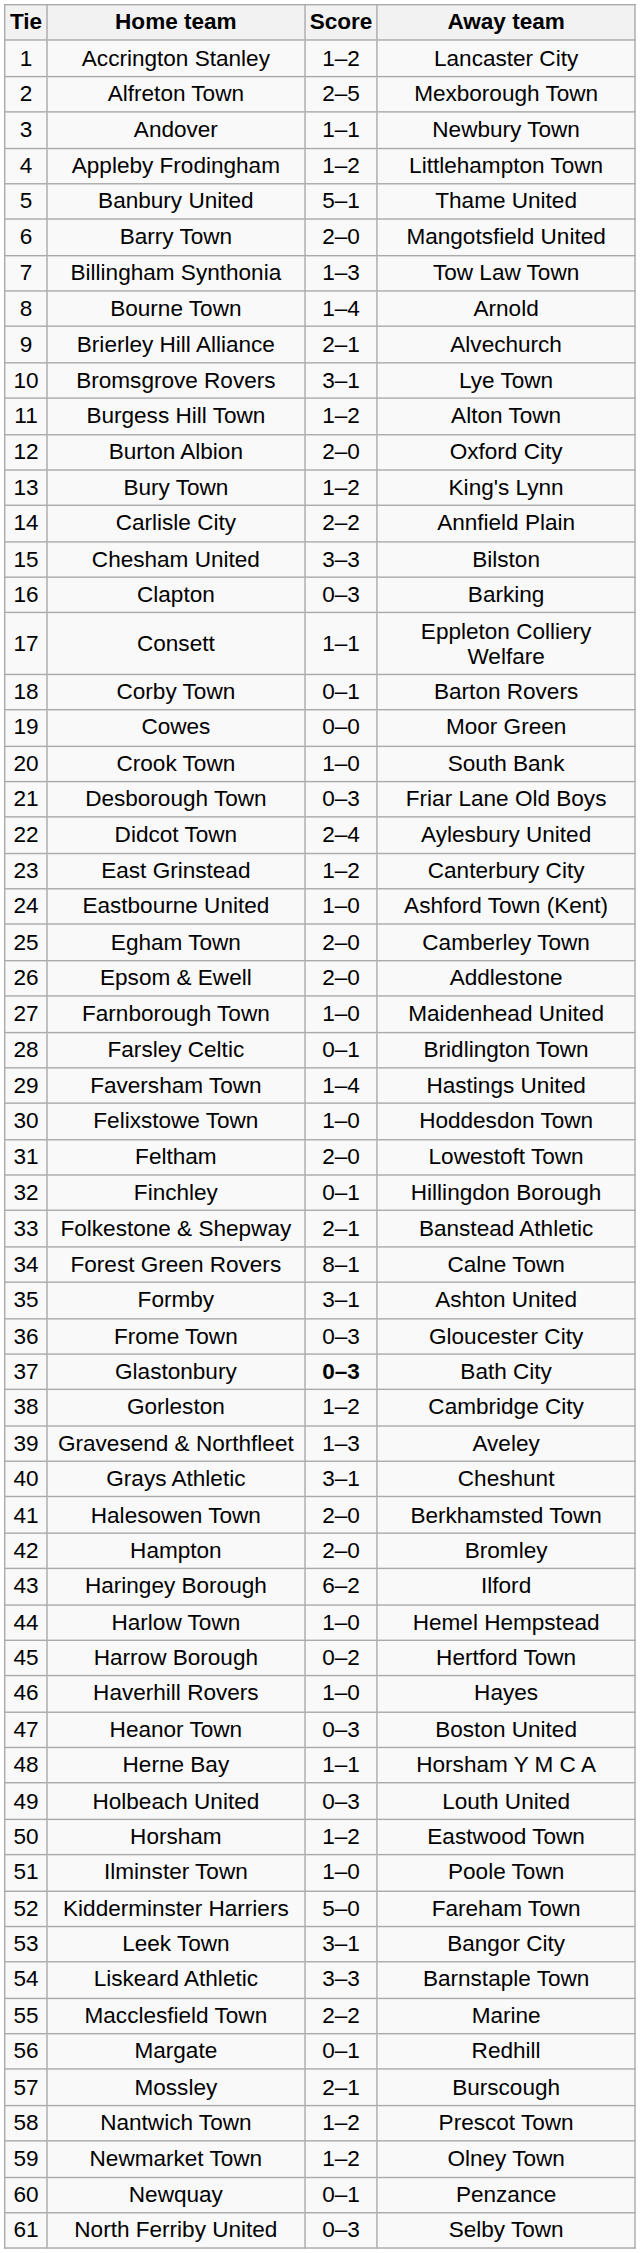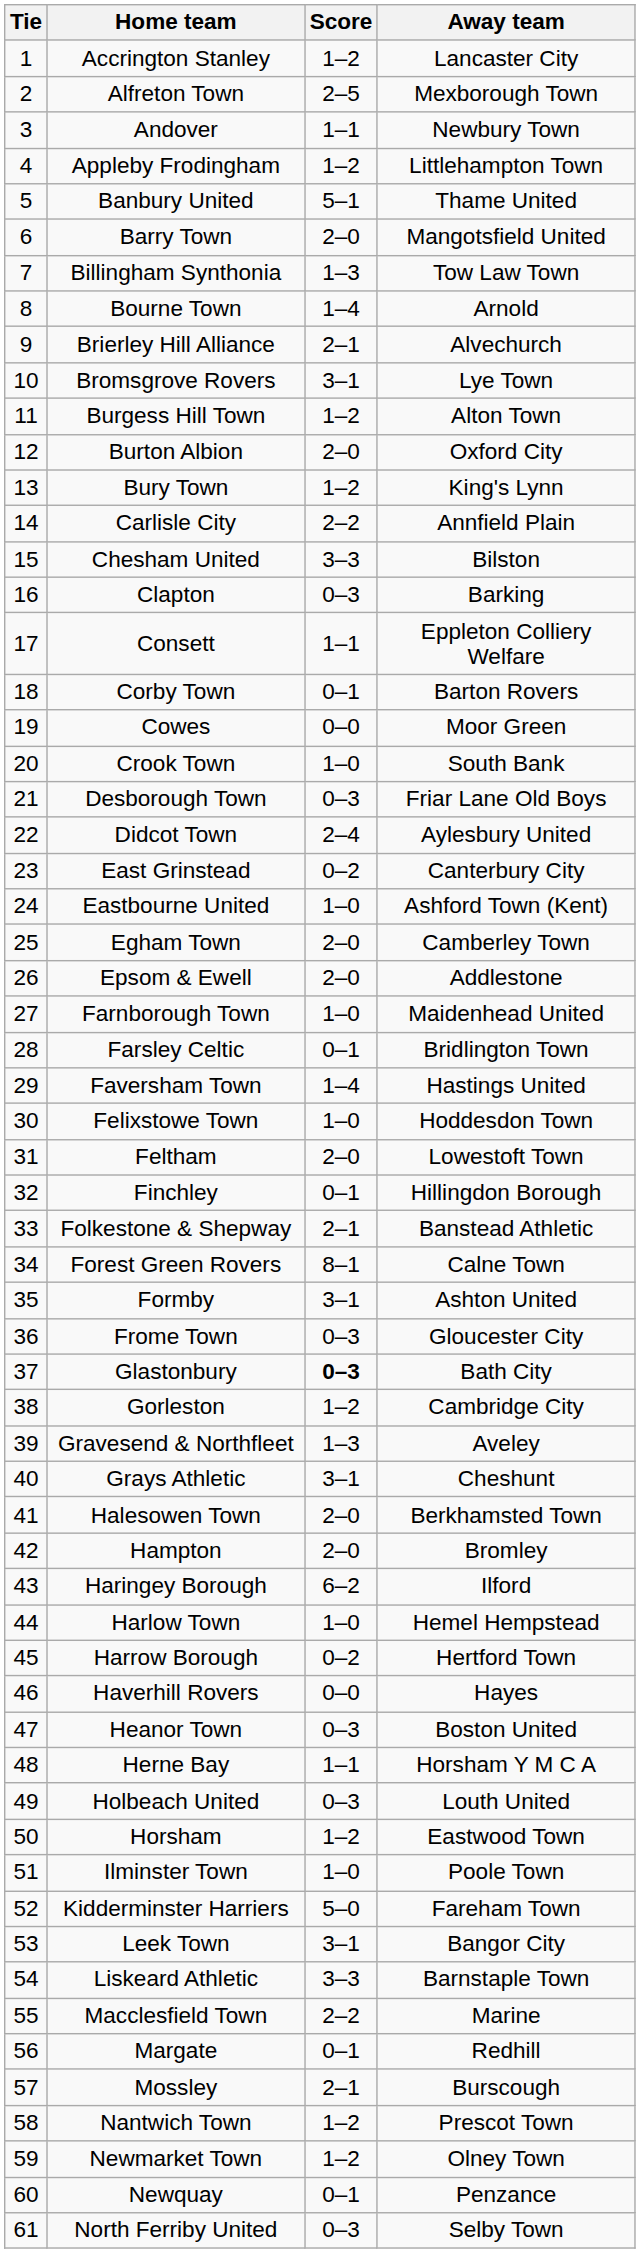(341, 870) 1–2 -> (341, 870) 0–2
(341, 1693) 1–0 -> (341, 1693) 0–0
